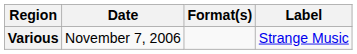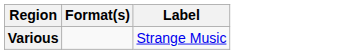- column: (123, 15)
